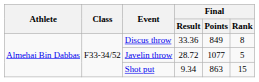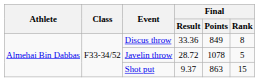(216, 55) 1077 -> (216, 55) 1078
(188, 70) 9.34 -> (188, 70) 9.37
